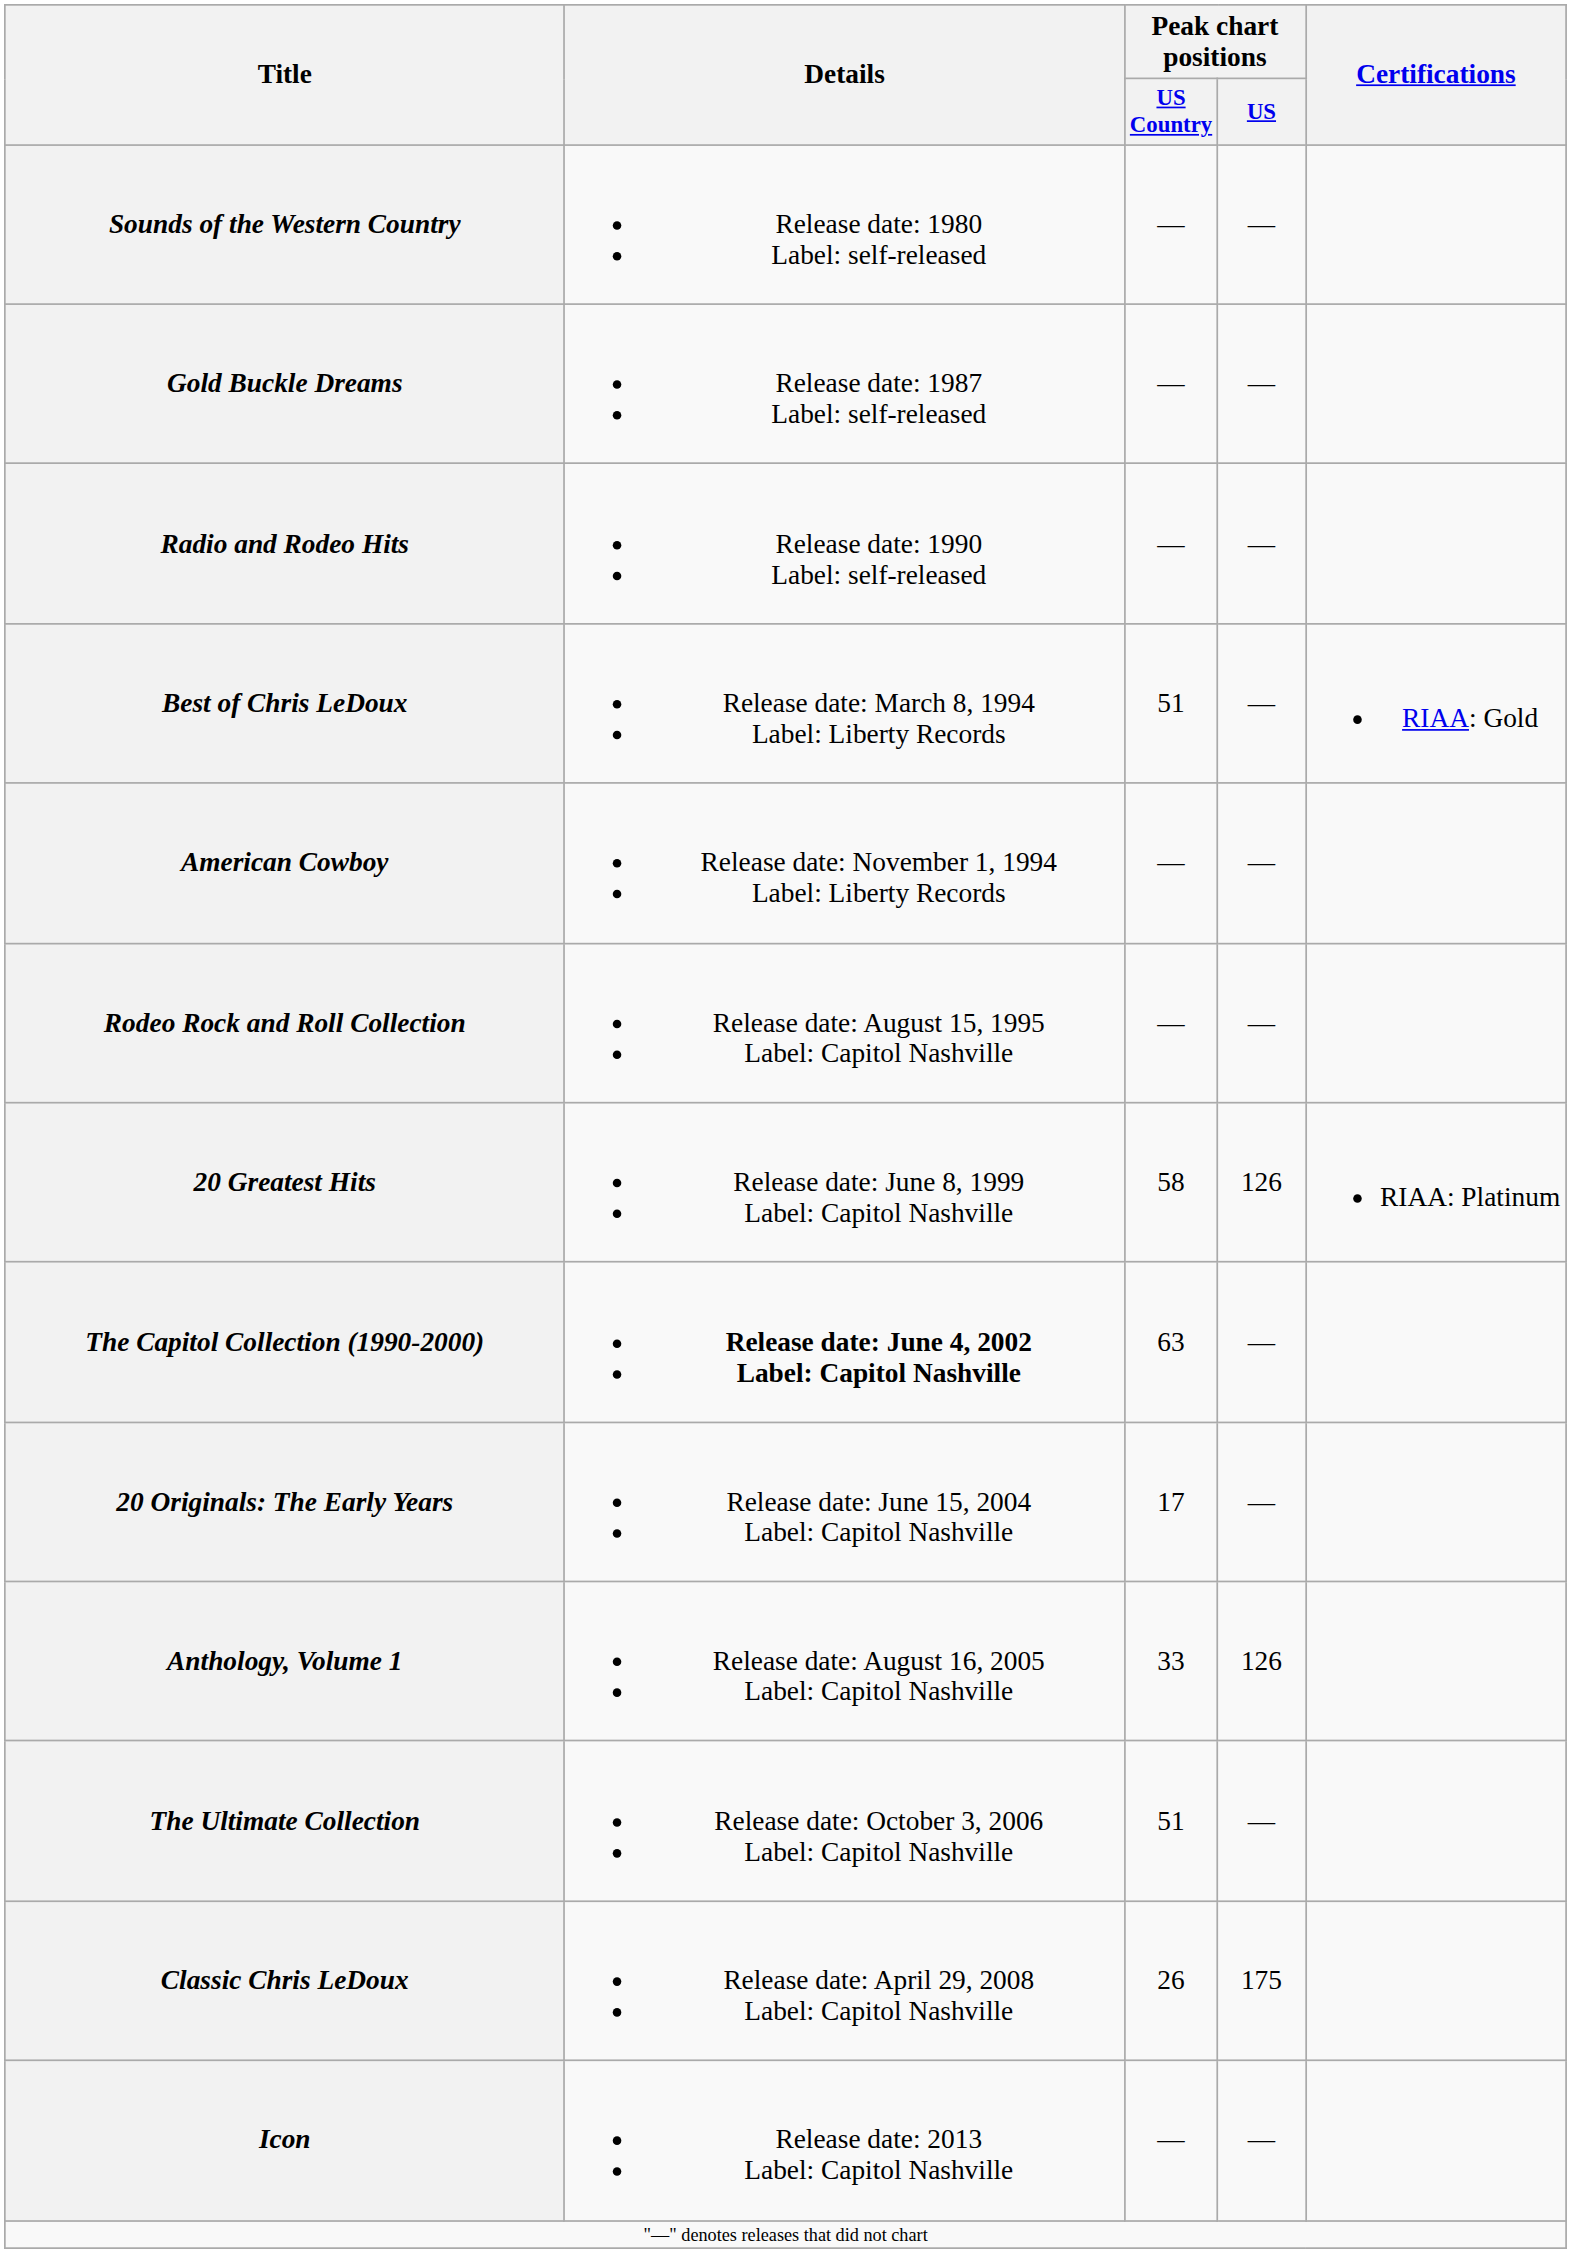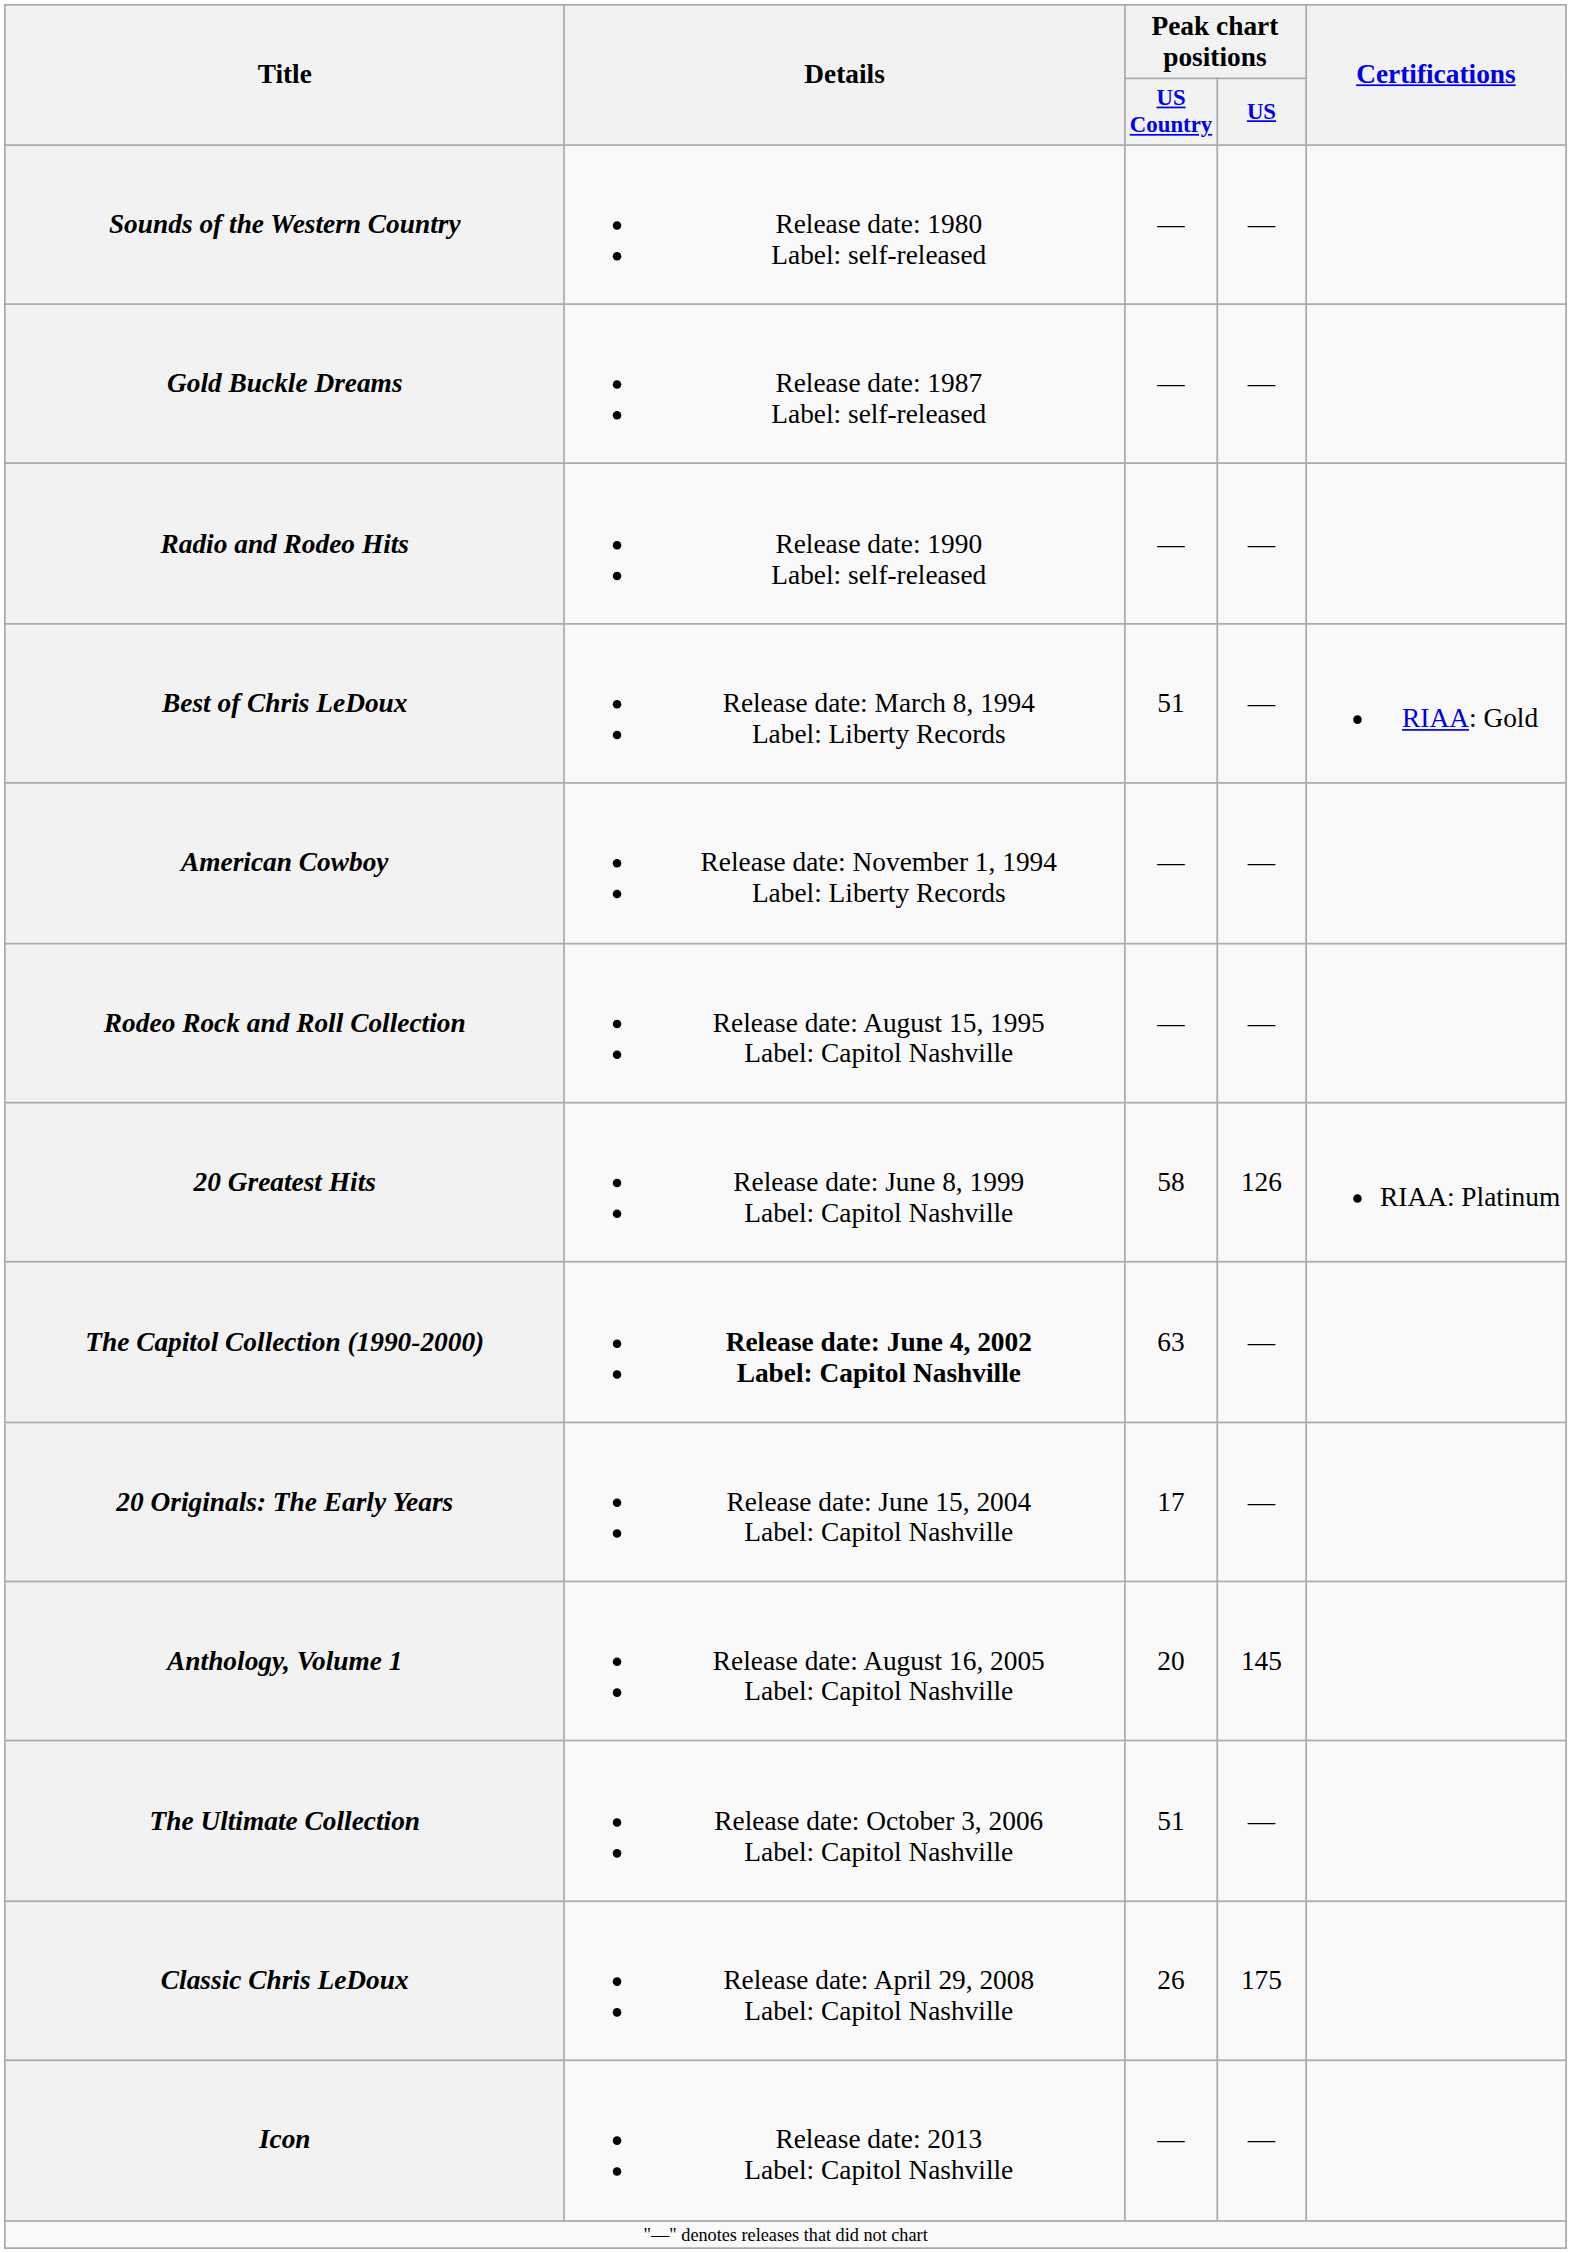(1171, 1661) 33 -> (1171, 1661) 20
(1261, 1661) 126 -> (1261, 1661) 145
